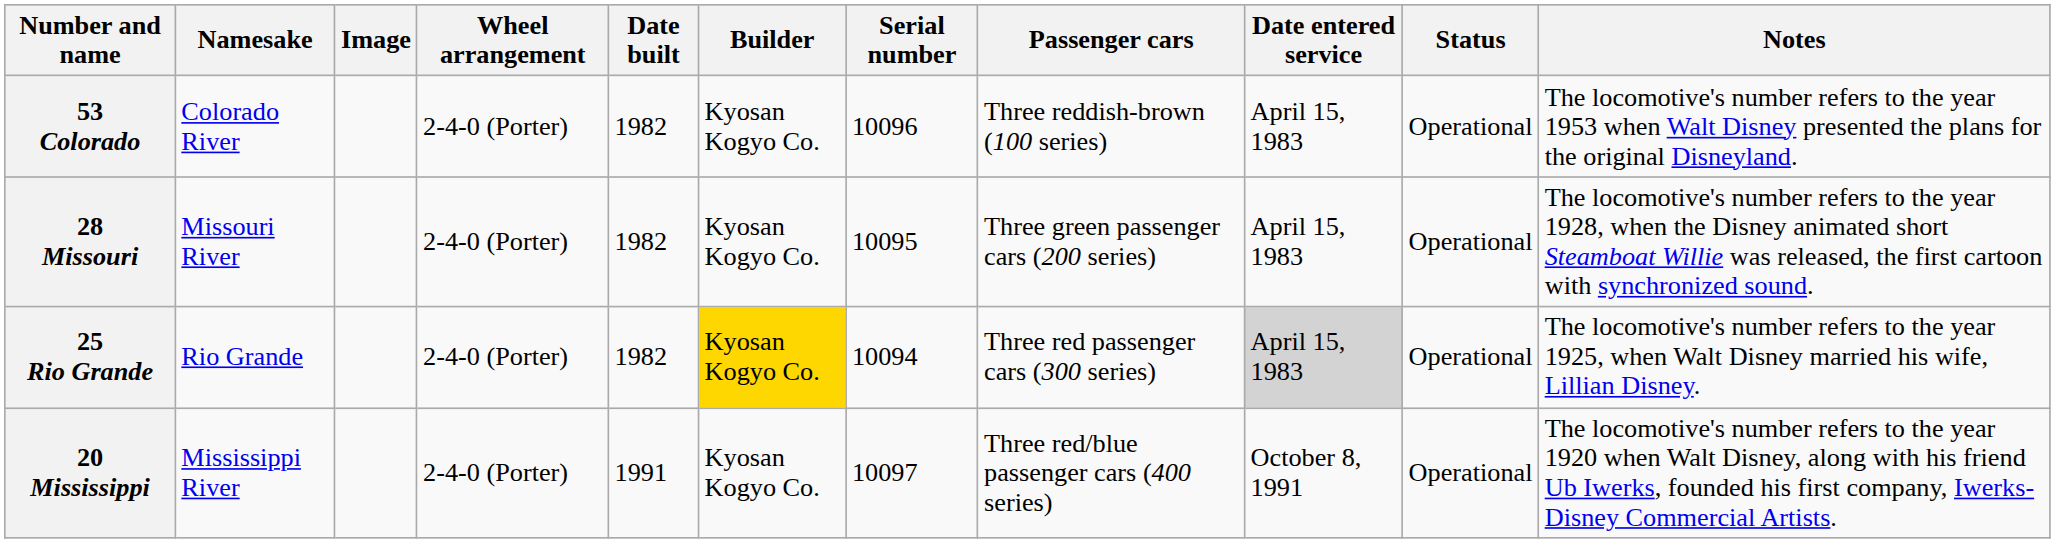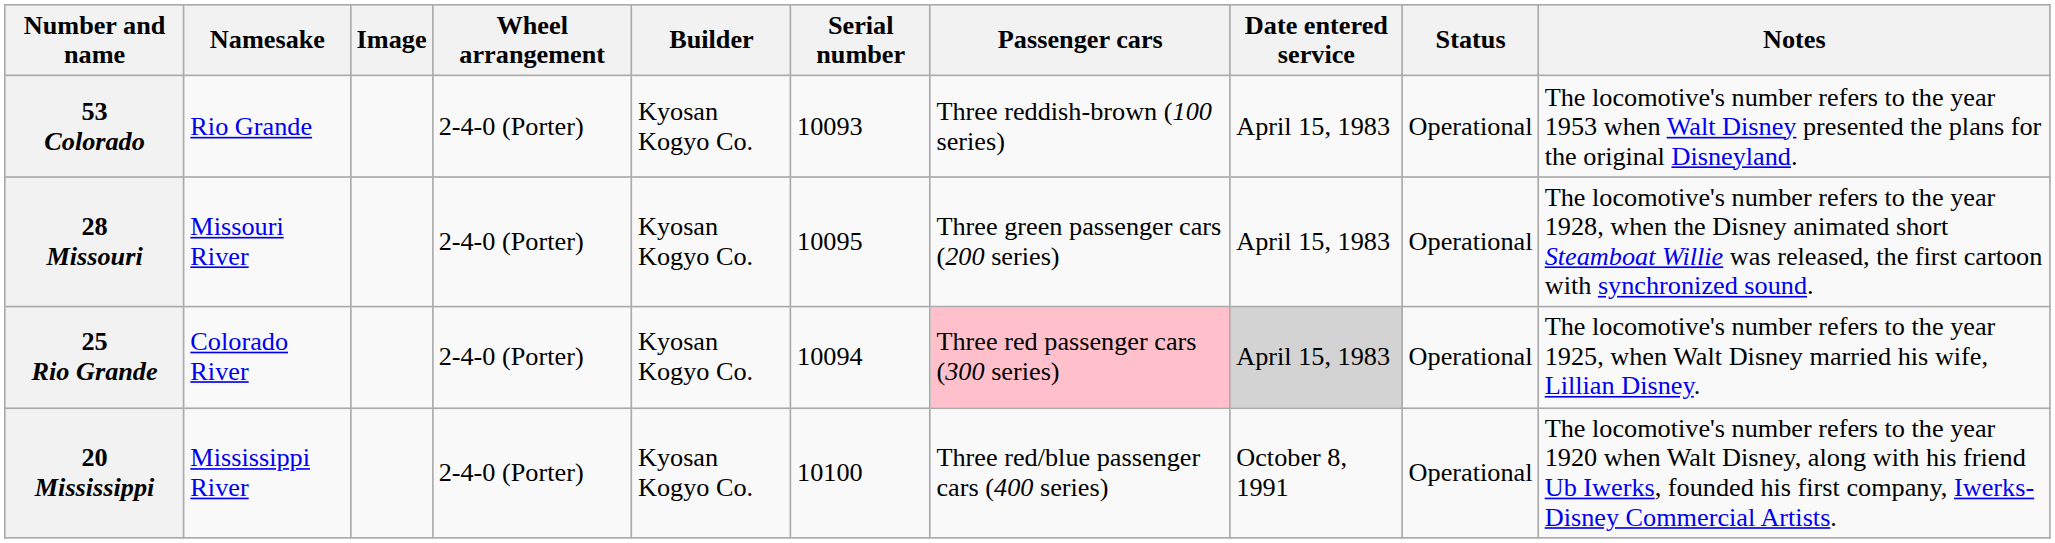- column: (654, 40)
(230, 125) Colorado River -> (251, 125) Rio Grande
(885, 125) 10096 -> (830, 125) 10093
(242, 356) Rio Grande -> (239, 356) Colorado River
(762, 356) gold background -> (696, 356) no background
(1090, 356) no background -> (1067, 356) pink background
(885, 472) 10097 -> (830, 472) 10100
